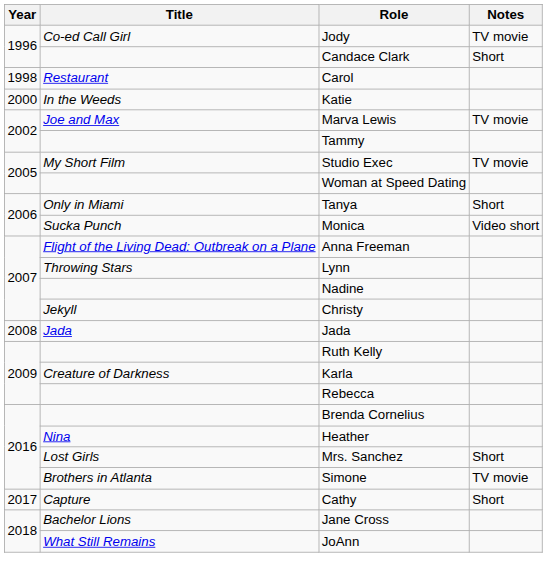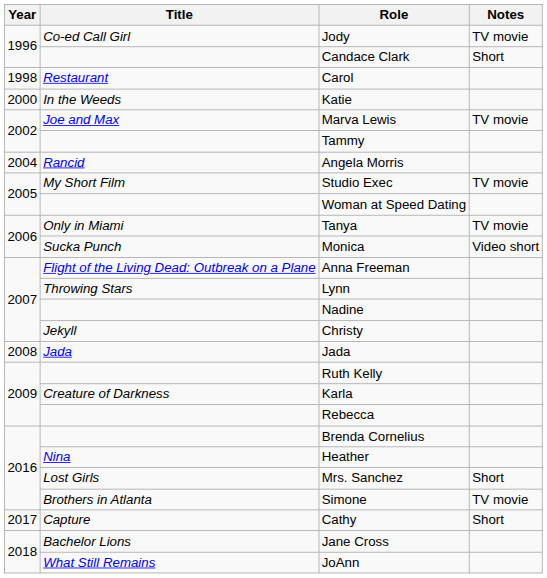+ row: (363, 162)
(488, 204) Short -> (500, 225) TV movie
